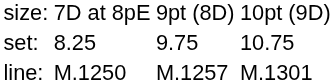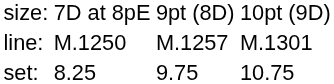rows swapped: (21, 43) <-> (23, 72)
